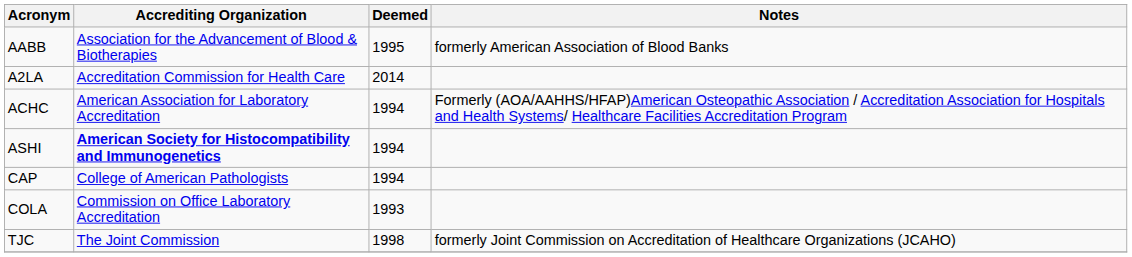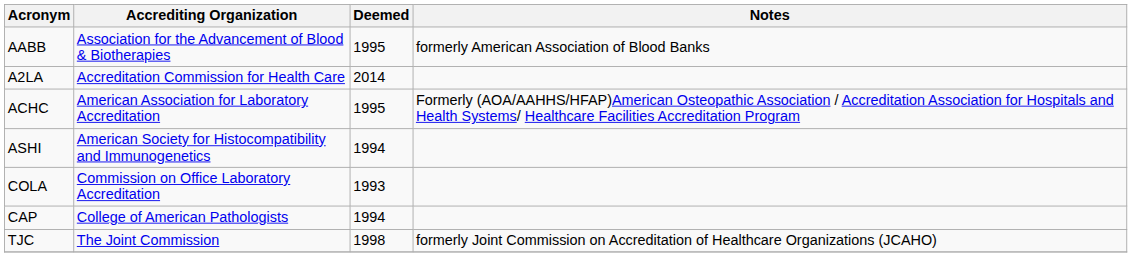(388, 108) 1994 -> (369, 108) 1995
(213, 147) bold -> (201, 147) normal
rows swapped: (27, 209) <-> (23, 178)
